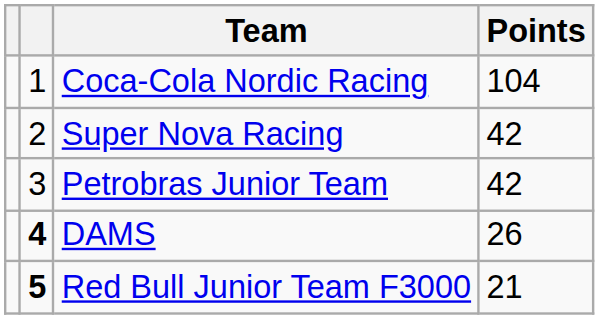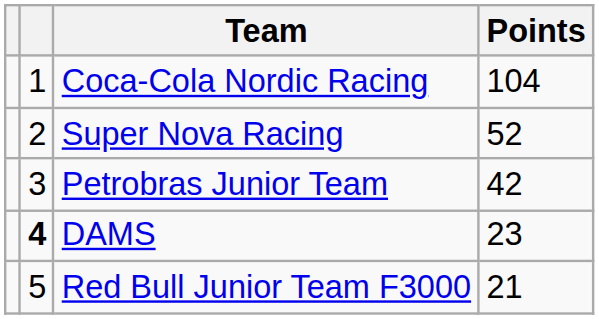(505, 133) 42 -> (505, 133) 52
(505, 235) 26 -> (505, 235) 23
(37, 287) bold -> (37, 287) normal
